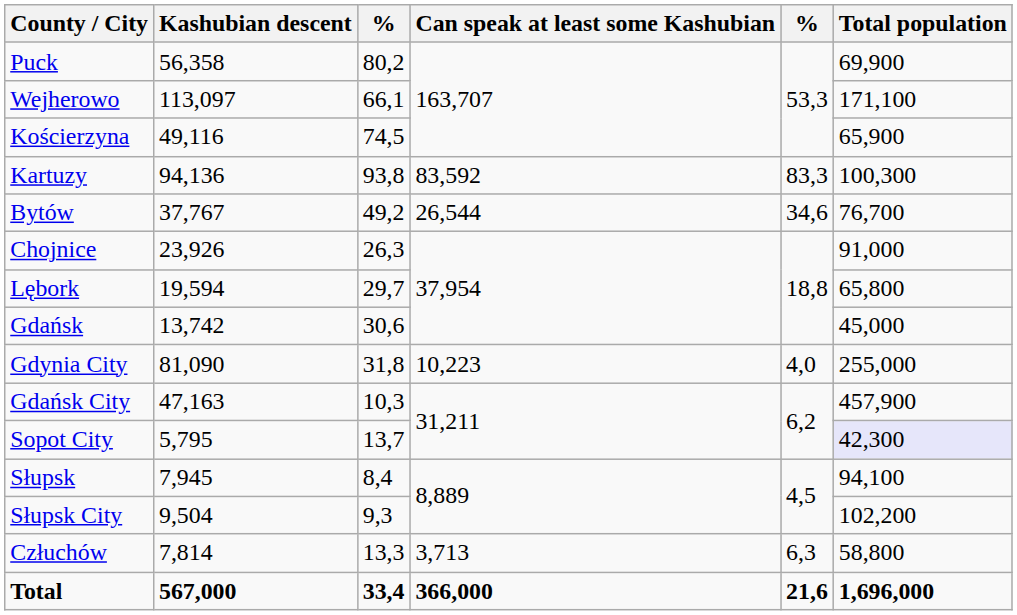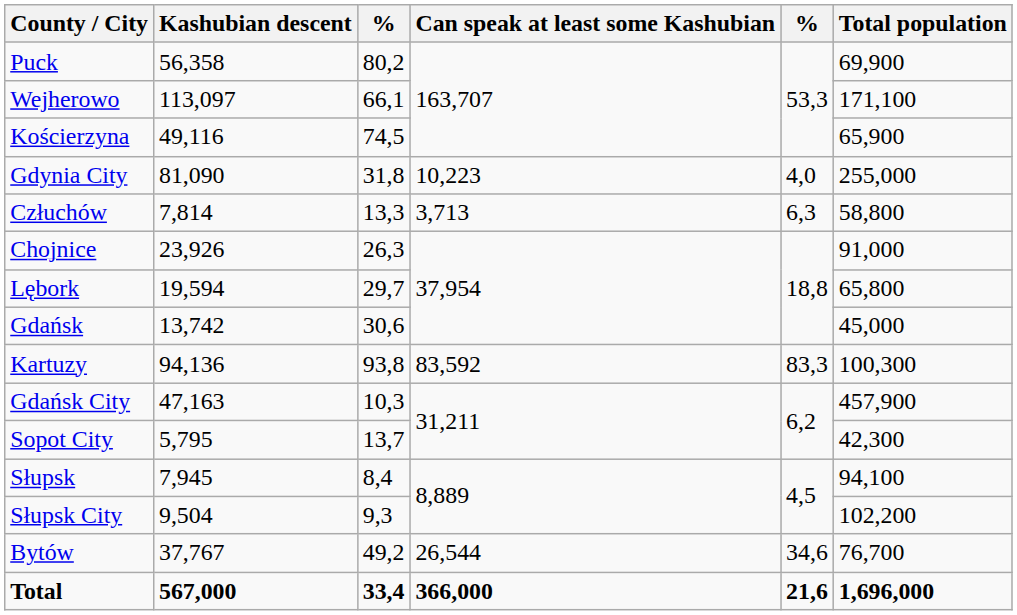rows swapped: (49, 174) <-> (69, 363)
rows swapped: (42, 212) <-> (59, 552)
(872, 439) lavender background -> (872, 439) no background
